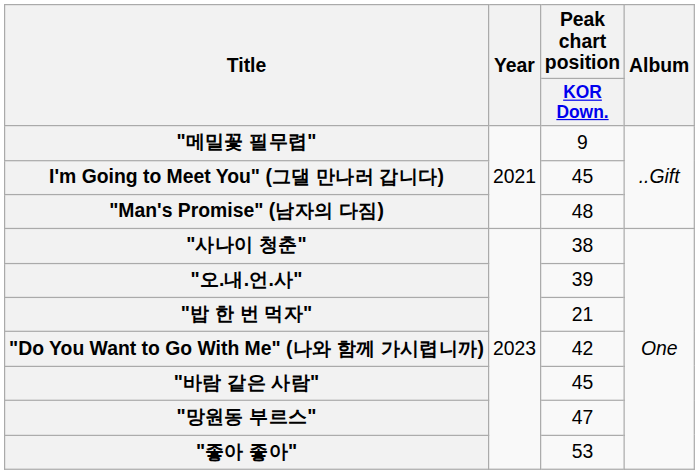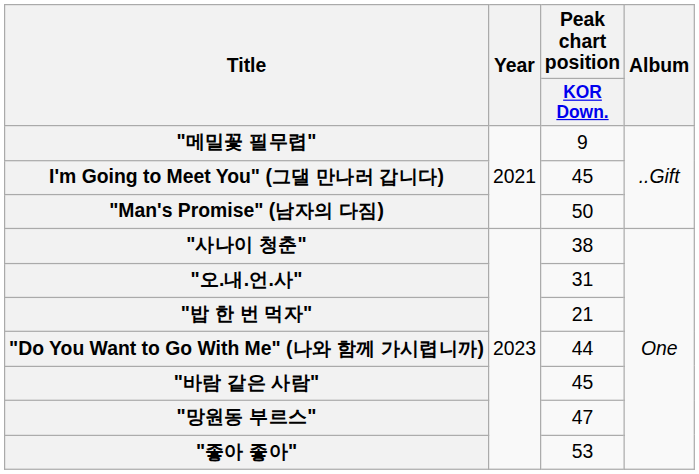(583, 211) 48 -> (583, 211) 50
(583, 280) 39 -> (583, 280) 31
(583, 348) 42 -> (583, 348) 44
